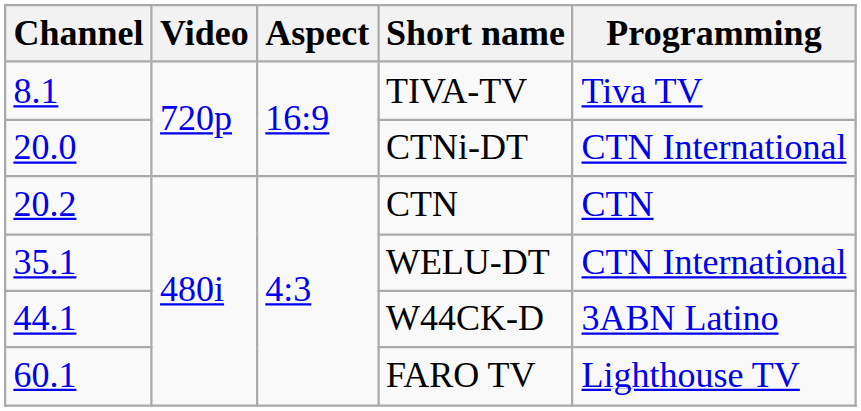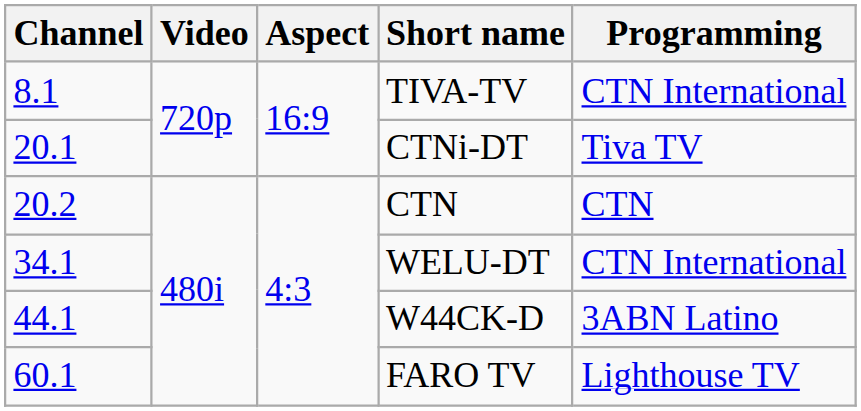(642, 90) Tiva TV -> (714, 90) CTN International
(45, 147) 20.0 -> (45, 147) 20.1
(714, 147) CTN International -> (642, 147) Tiva TV
(45, 261) 35.1 -> (45, 261) 34.1
